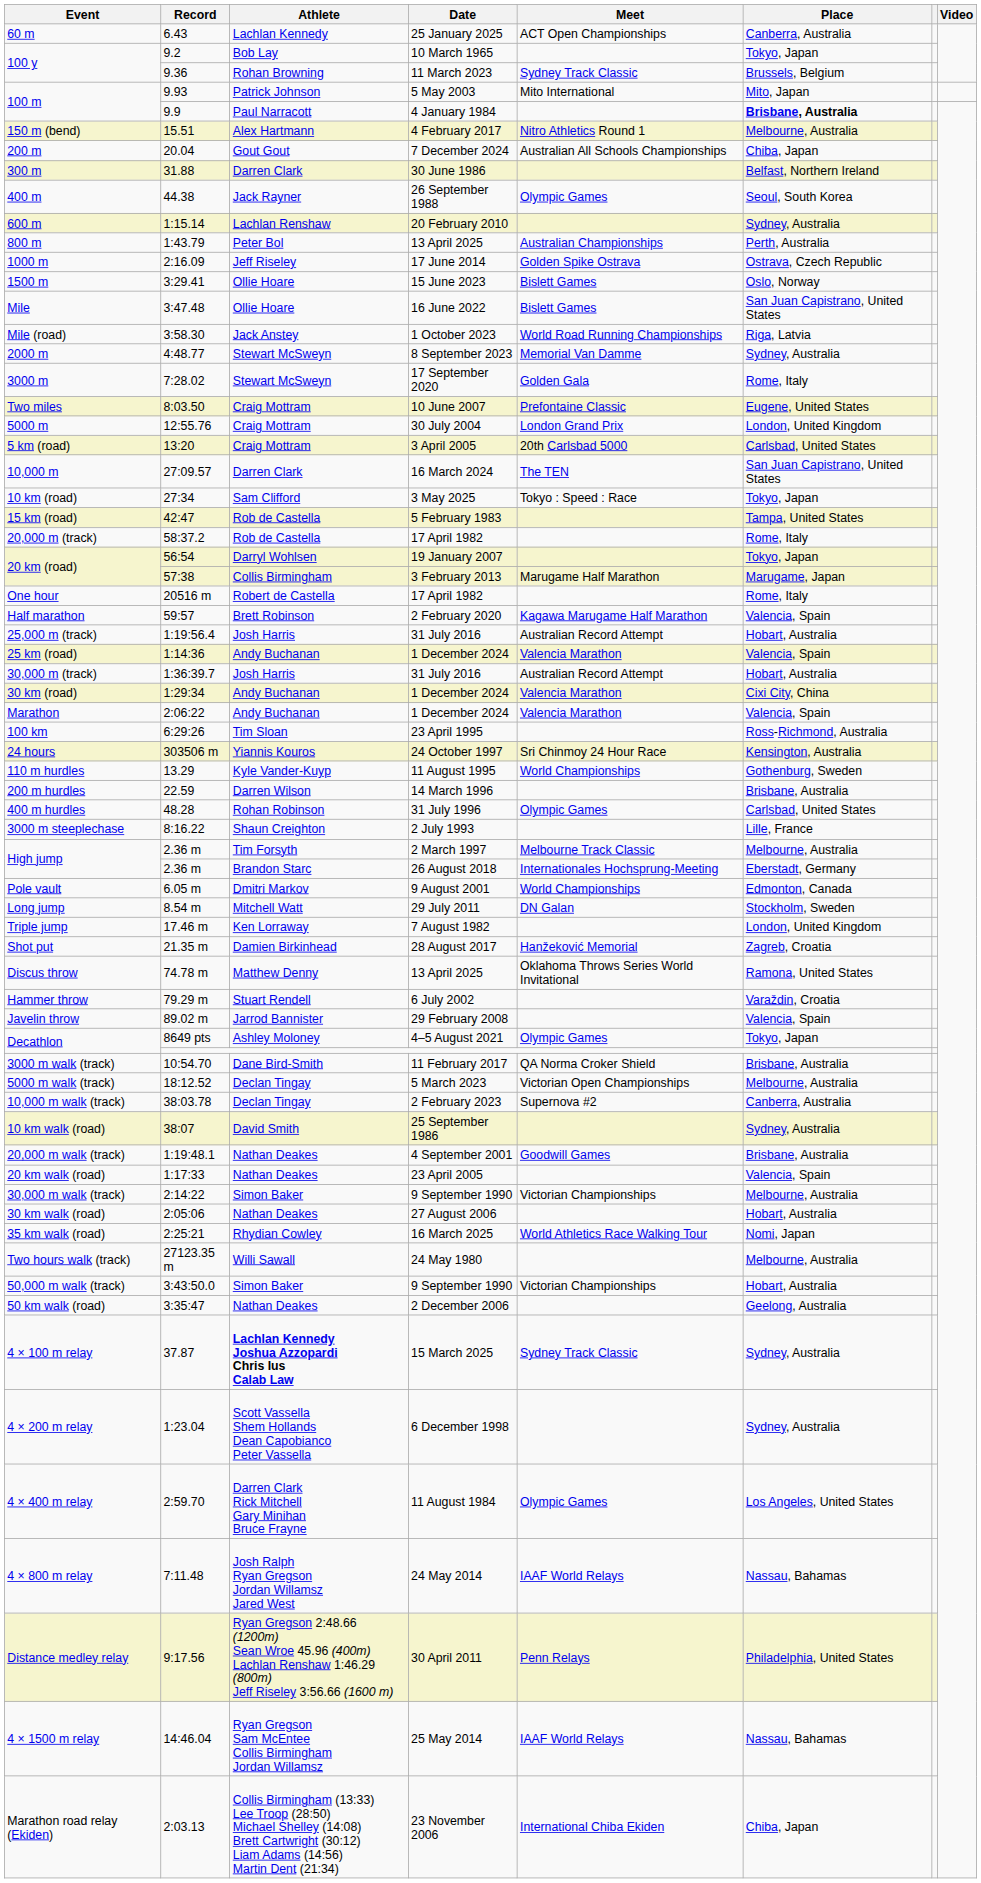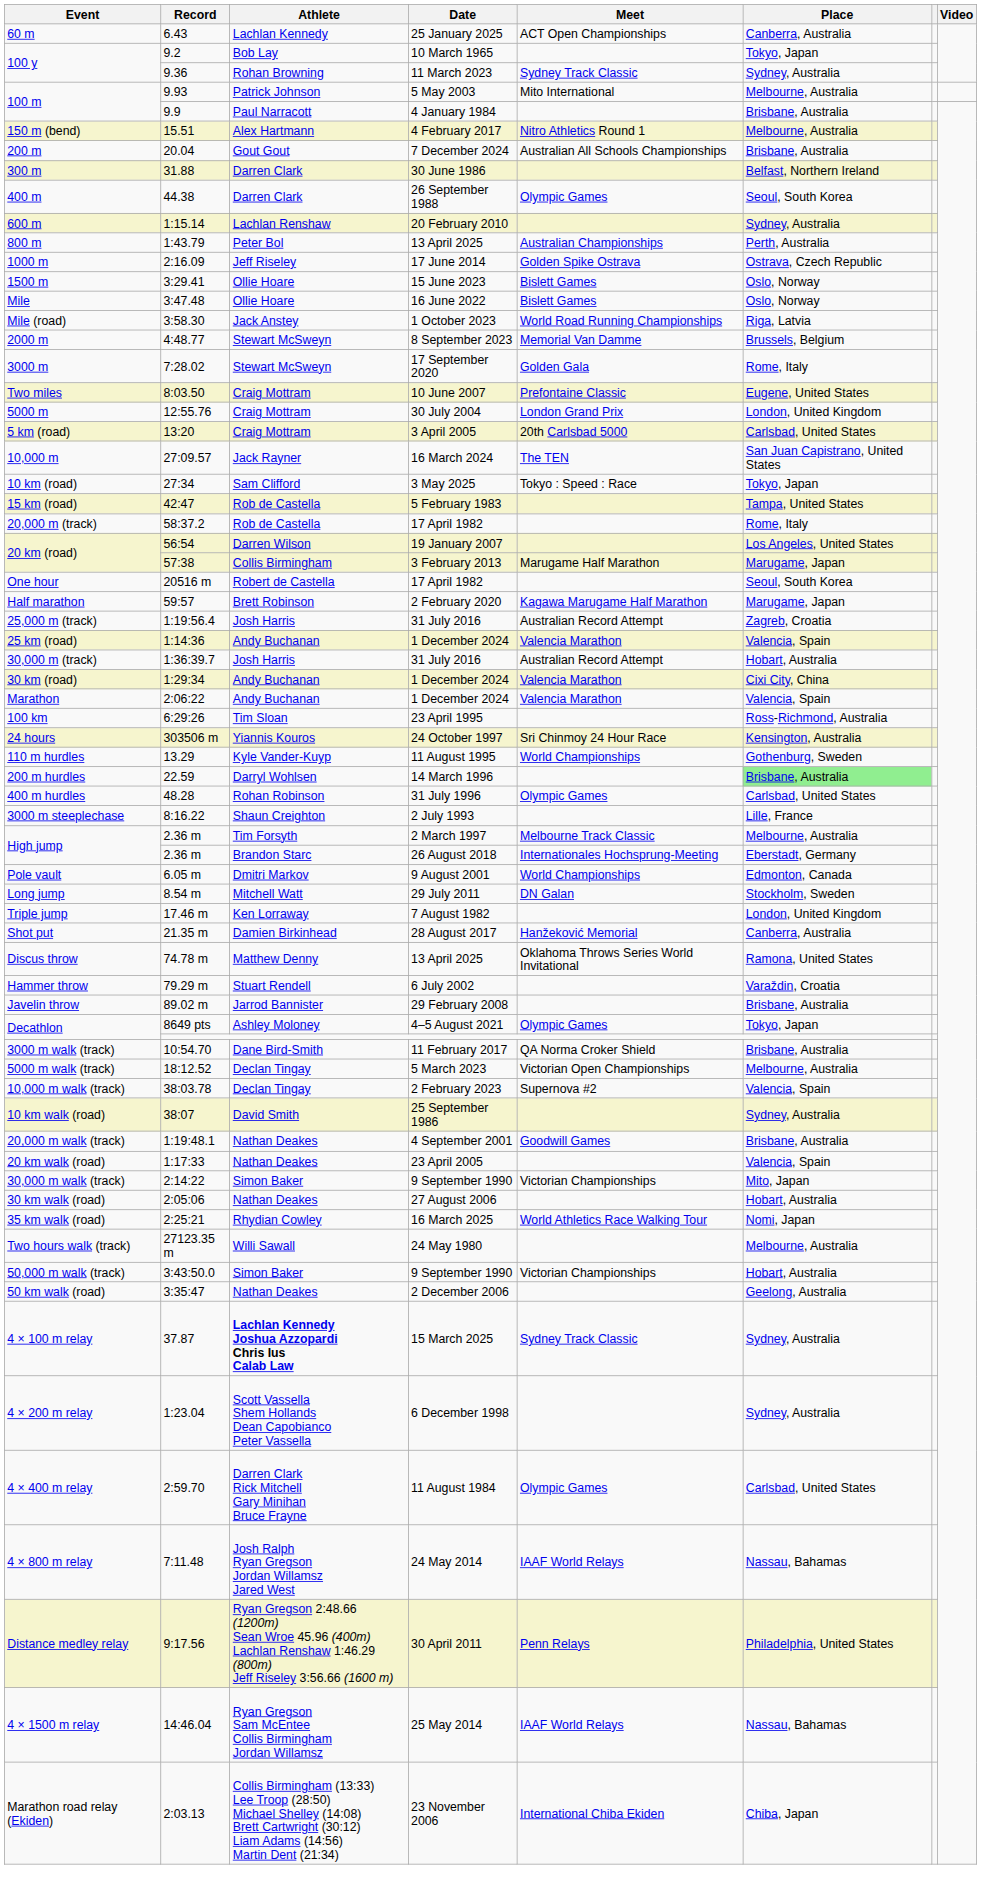(795, 73) Brussels, Belgium -> (793, 73) Sydney, Australia
(778, 92) Mito, Japan -> (802, 92) Melbourne, Australia
(802, 112) bold -> (797, 112) normal
(782, 151) Chiba, Japan -> (797, 151) Brisbane, Australia
(267, 197) Jack Rayner -> (268, 197) Darren Clark
(824, 308) San Juan Capistrano, United States -> (783, 301) Oslo, Norway
(793, 354) Sydney, Australia -> (795, 340) Brussels, Belgium
(268, 472) Darren Clark -> (267, 458) Jack Rayner
(275, 557) Darryl Wohlsen -> (272, 543) Darren Wilson
(782, 557) Tokyo, Japan -> (820, 543) Los Angeles, United States
(777, 596) Rome, Italy -> (799, 582) Seoul, South Korea
(788, 615) Valencia, Spain -> (795, 601) Marugame, Japan
(791, 635) Hobart, Australia -> (789, 621) Zagreb, Croatia
(272, 791) Darren Wilson -> (275, 777) Darryl Wohlsen
(797, 791) no background -> (797, 777) lightgreen background
(789, 946) Zagreb, Croatia -> (798, 933) Canberra, Australia
(788, 1019) Valencia, Spain -> (797, 1005) Brisbane, Australia
(798, 1102) Canberra, Australia -> (788, 1089) Valencia, Spain
(802, 1194) Melbourne, Australia -> (778, 1180) Mito, Japan
(820, 1502) Los Angeles, United States -> (811, 1488) Carlsbad, United States
